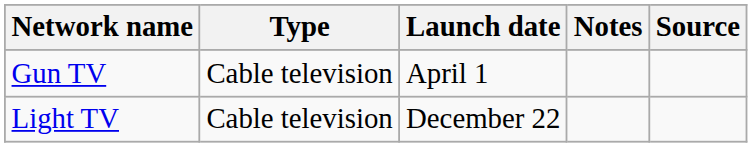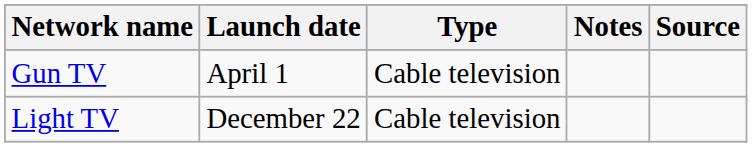columns swapped: (300, 27) <-> (483, 27)
